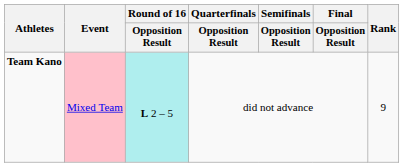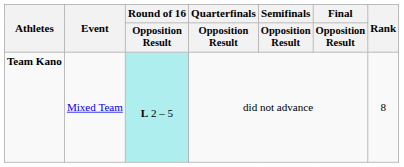(95, 107) pink background -> (95, 107) no background
(383, 107) 9 -> (383, 107) 8
